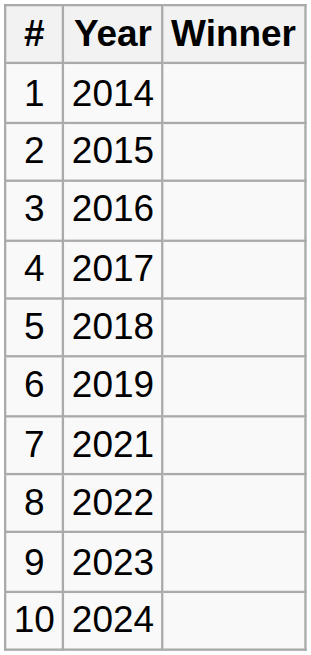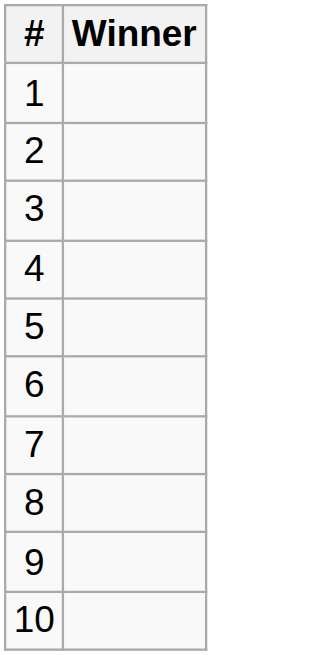- column: (113, 33)
